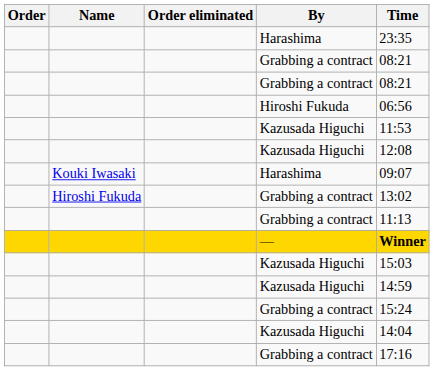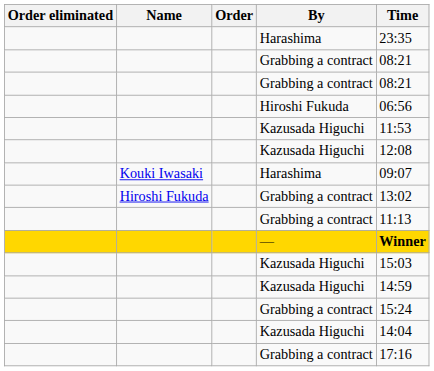columns swapped: (27, 15) <-> (200, 15)
